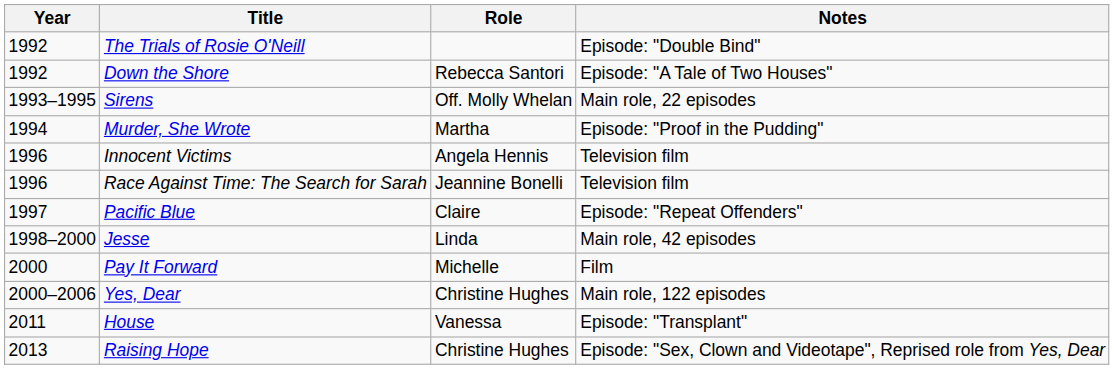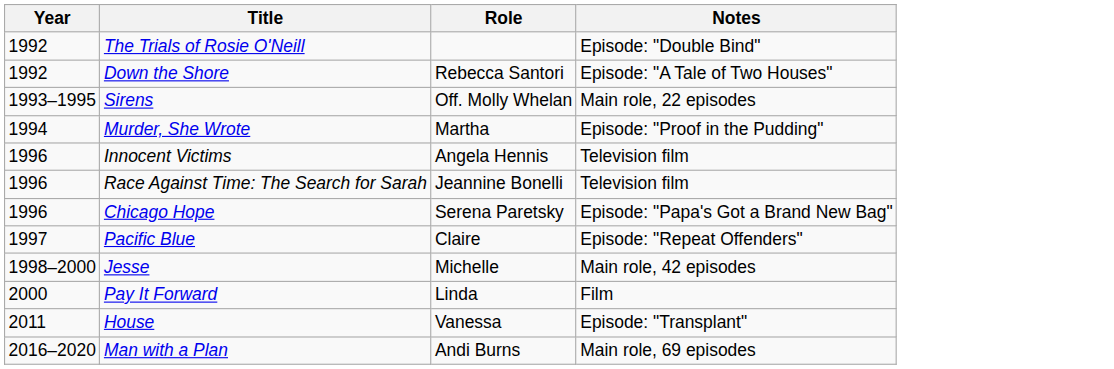+ row: (159, 211)
(456, 239) Linda -> (467, 267) Michelle
(467, 267) Michelle -> (456, 294) Linda
- row: (142, 294)
- row: (156, 350)
+ row: (166, 350)
